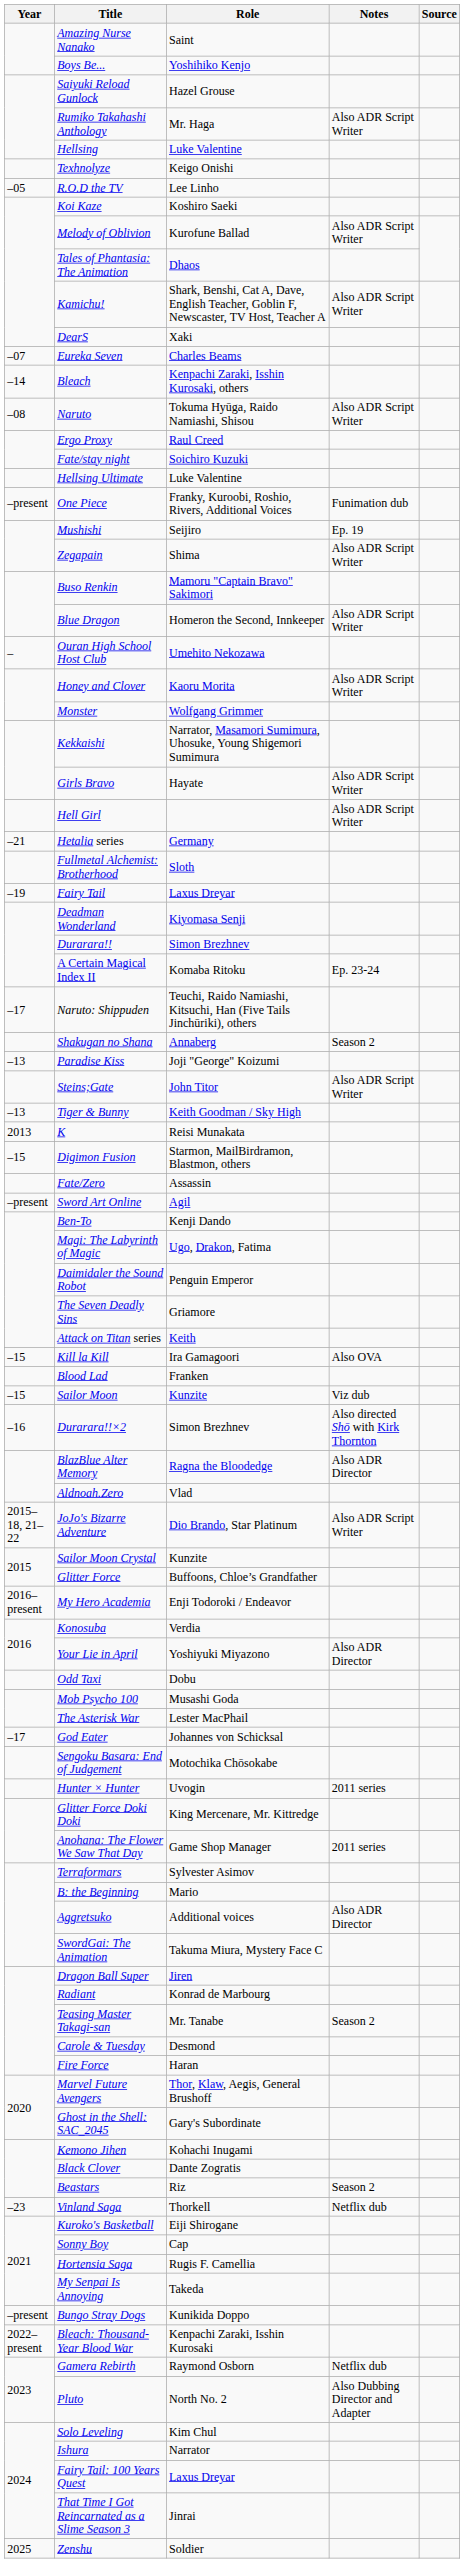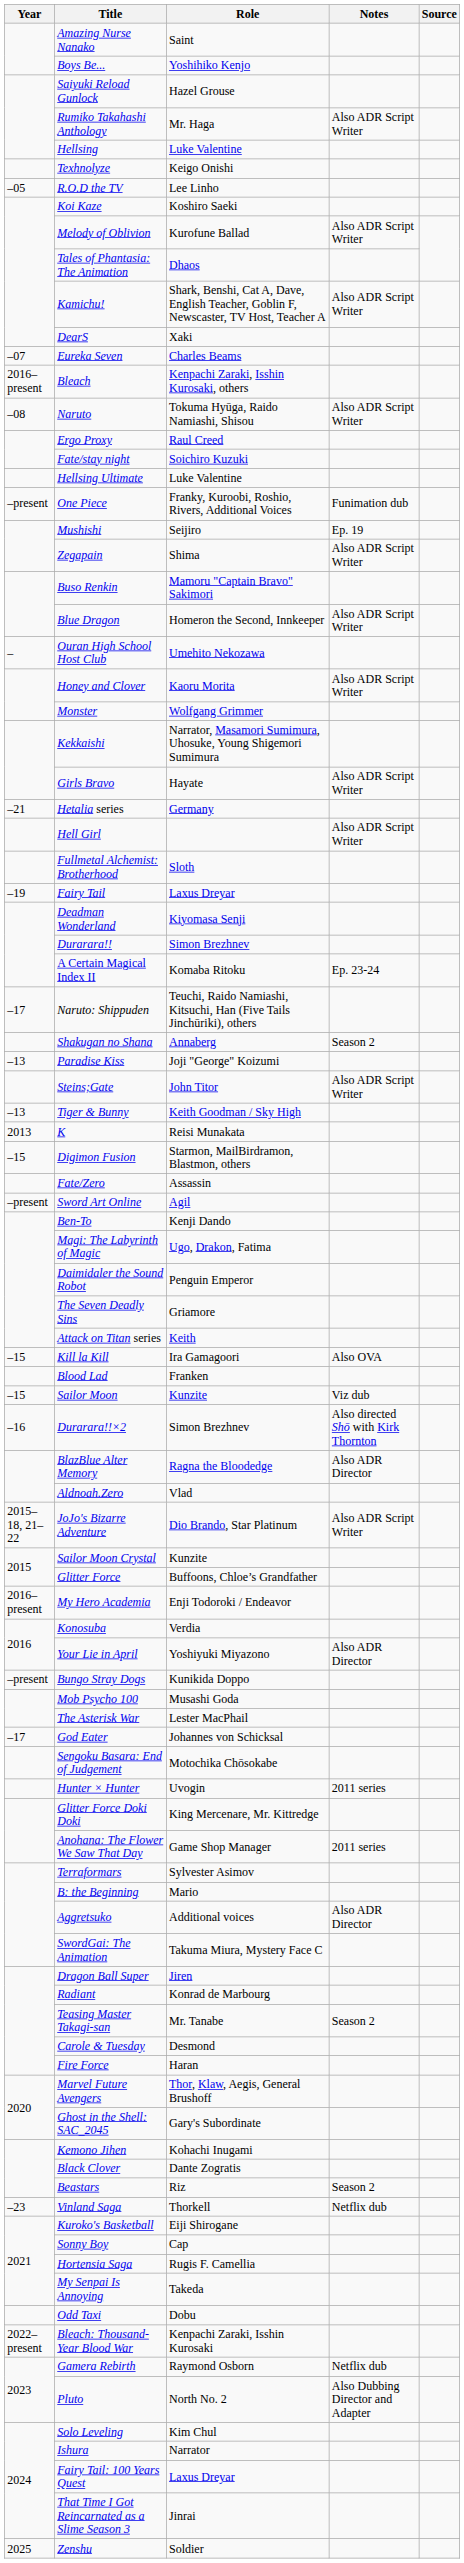(16, 381) –14 -> (24, 381) 2016–present
rows swapped: (90, 841) <-> (79, 815)
rows swapped: (101, 2315) <-> (79, 1679)
